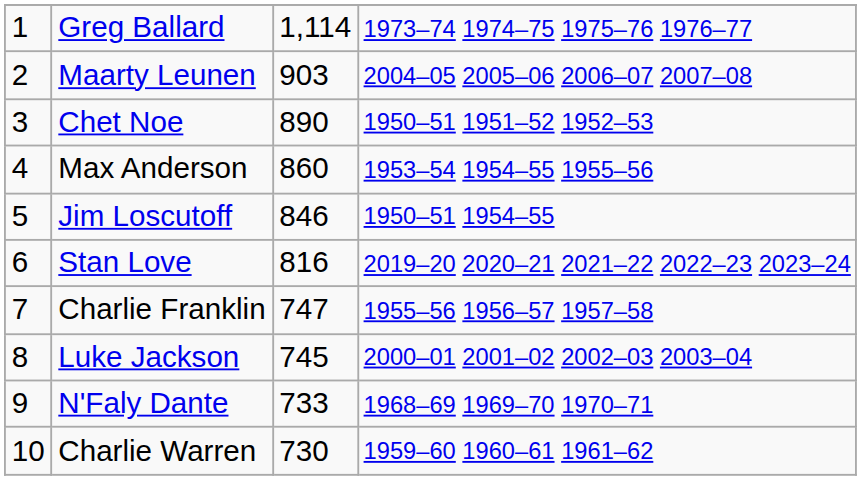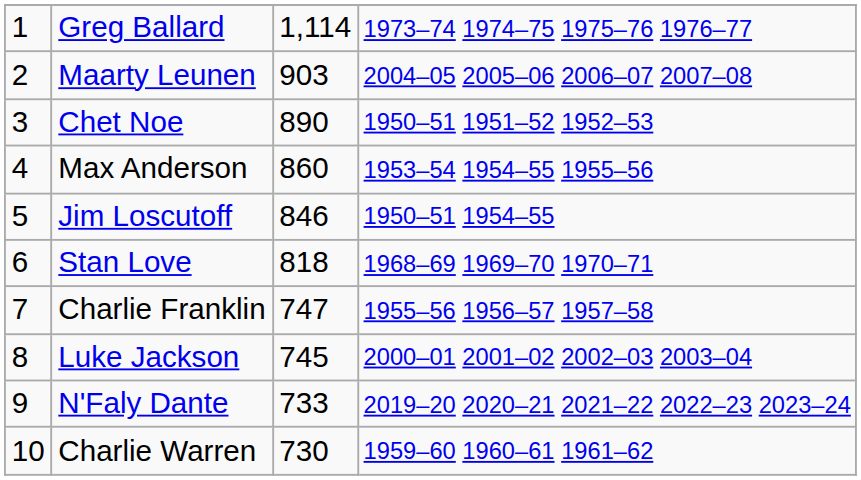(304, 262) 816 -> (304, 262) 818
(607, 263) 2019–20 2020–21 2021–22 2022–23 2023–24 -> (508, 263) 1968–69 1969–70 1970–71
(508, 404) 1968–69 1969–70 1970–71 -> (607, 404) 2019–20 2020–21 2021–22 2022–23 2023–24
